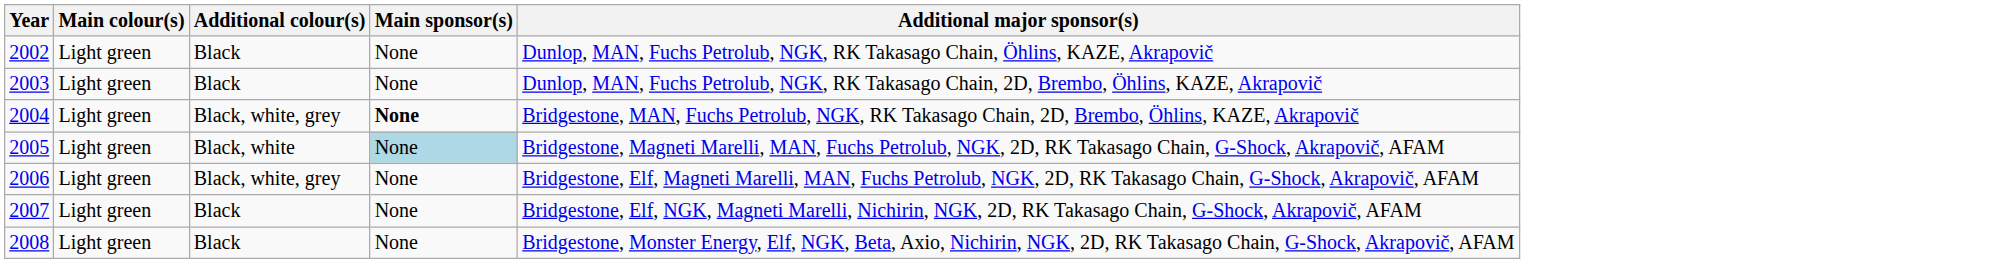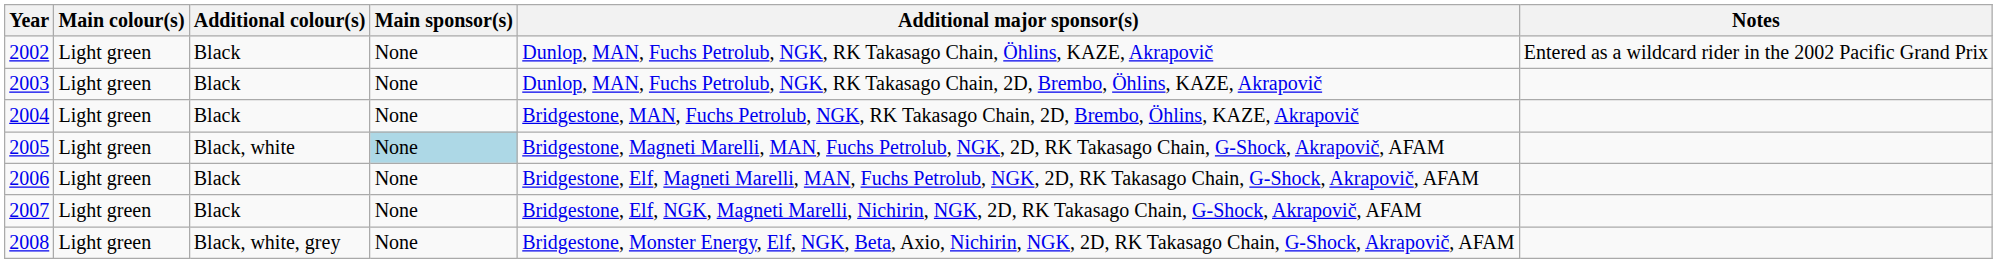+ column: (1756, 20)
(267, 115) Black, white, grey -> (217, 115) Black
(397, 115) bold -> (396, 115) normal
(267, 178) Black, white, grey -> (217, 178) Black
(217, 242) Black -> (267, 242) Black, white, grey
